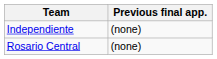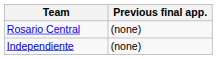rows swapped: (40, 29) <-> (43, 46)
